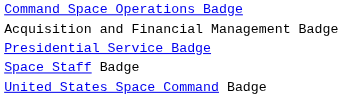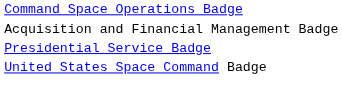- row: (72, 68)
